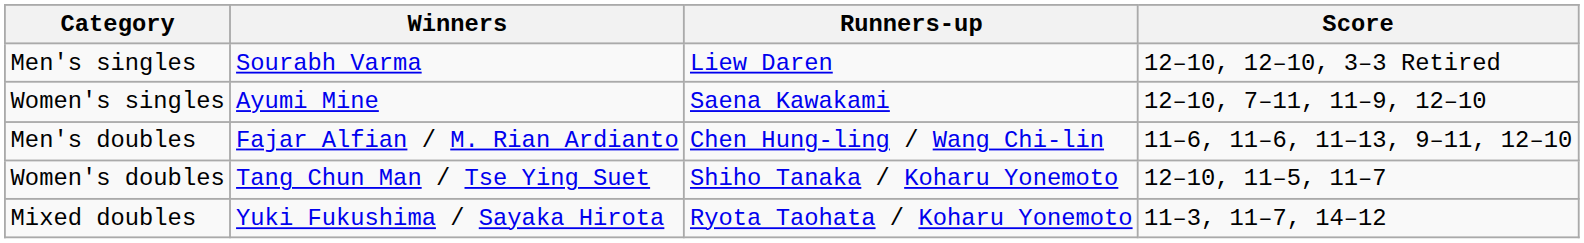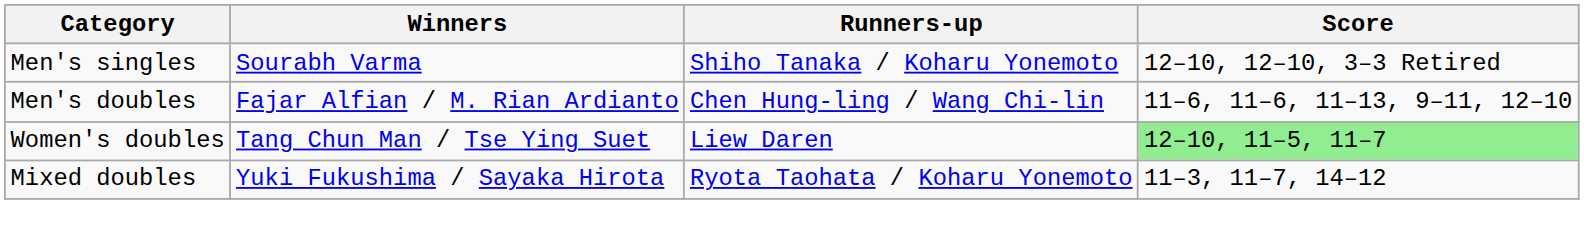(761, 63) Liew Daren -> (904, 63) Shiho Tanaka / Koharu Yonemoto
- row: (118, 102)
(904, 179) Shiho Tanaka / Koharu Yonemoto -> (761, 141) Liew Daren
(1265, 179) no background -> (1265, 141) lightgreen background
